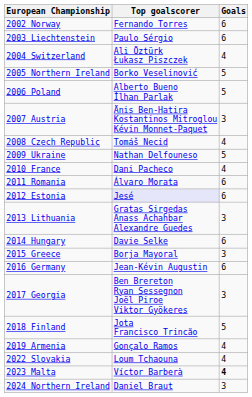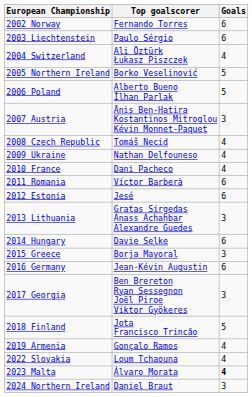(224, 156) 5 -> (224, 156) 4
(146, 182) Álvaro Morata -> (148, 182) Víctor Barberà
(124, 196) lavender background -> (124, 196) no background
(148, 372) Víctor Barberà -> (146, 372) Álvaro Morata
